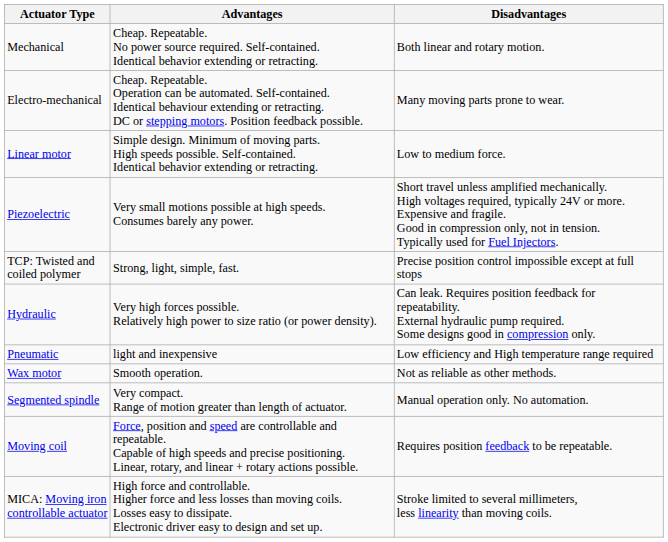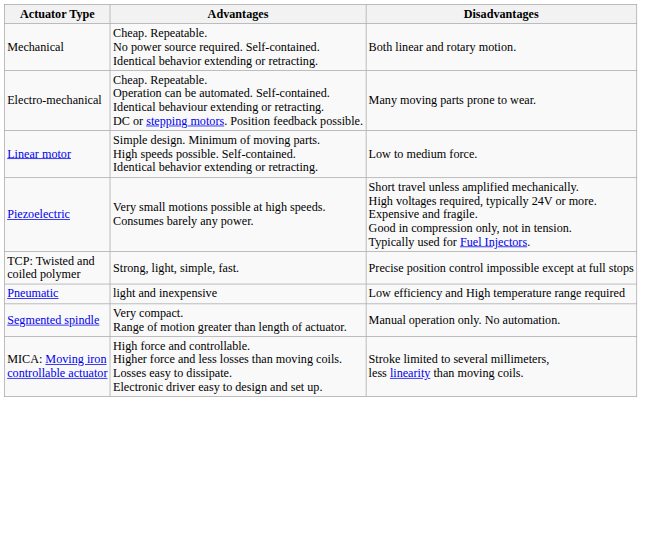- row: (31, 314)
- row: (34, 373)
- row: (37, 446)
